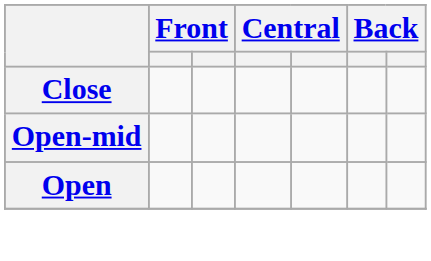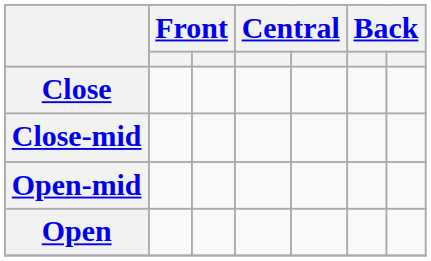+ row: (77, 136)
